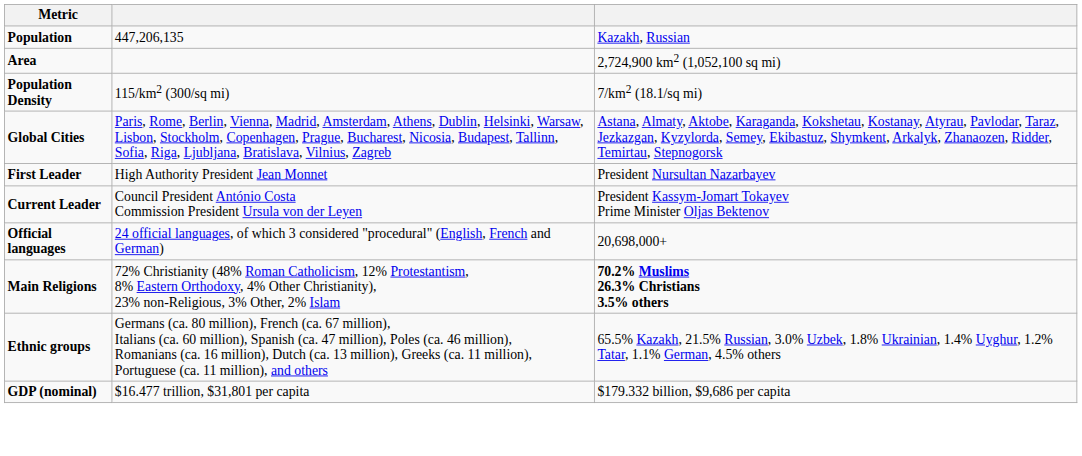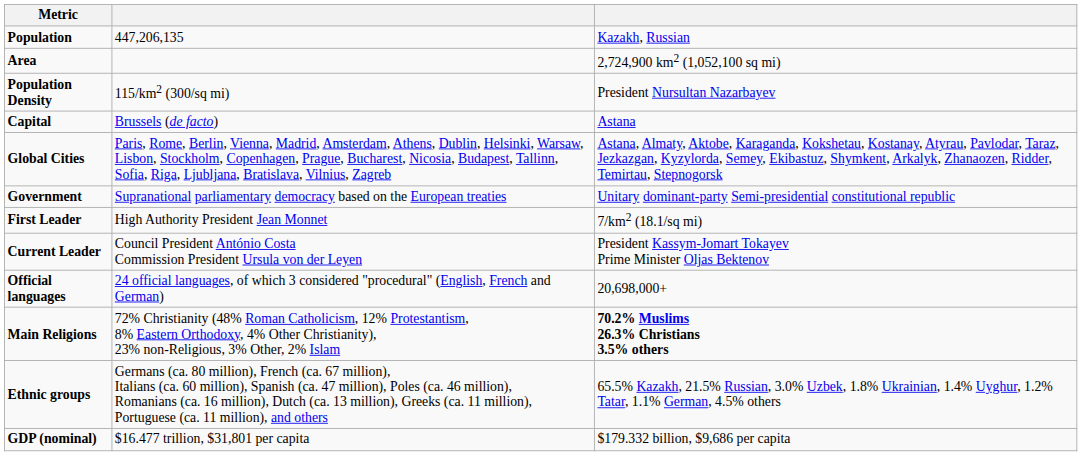(650, 92) 7/km2 (18.1/sq mi) -> (686, 92) President Nursultan Nazarbayev
+ row: (29, 121)
+ row: (45, 196)
(686, 174) President Nursultan Nazarbayev -> (650, 220) 7/km2 (18.1/sq mi)
